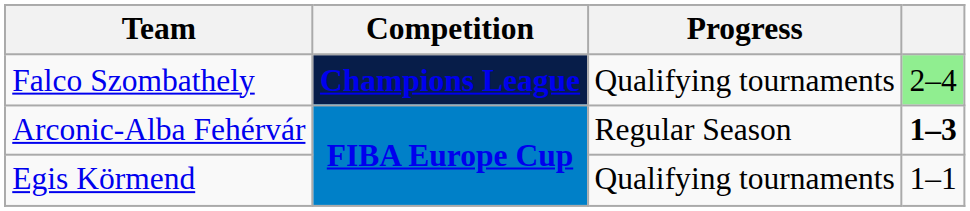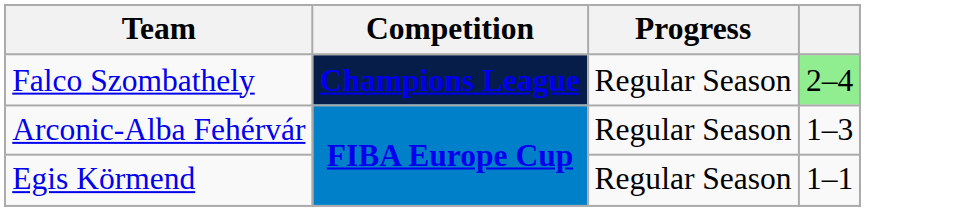(745, 79) Qualifying tournaments -> (693, 79) Regular Season
(933, 129) bold -> (830, 129) normal
(745, 179) Qualifying tournaments -> (693, 179) Regular Season
